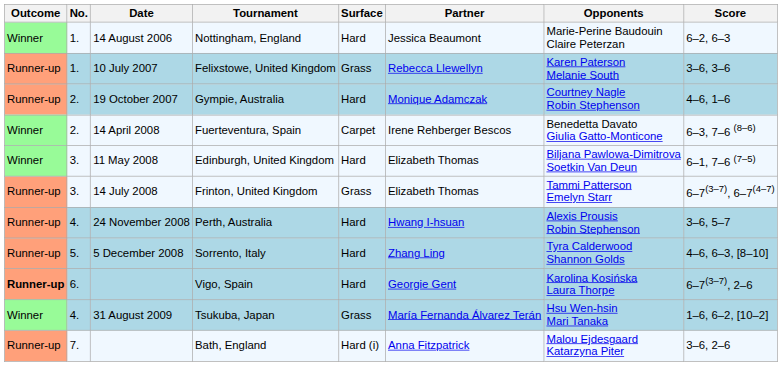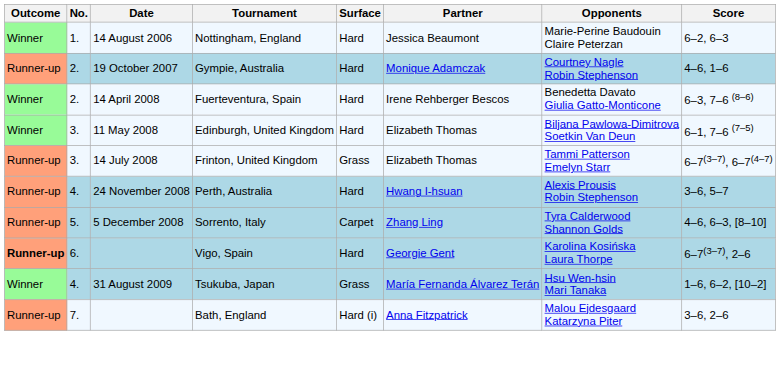- row: (265, 68)
(358, 130) Carpet -> (352, 99) Hard
(353, 253) Hard -> (356, 222) Carpet
